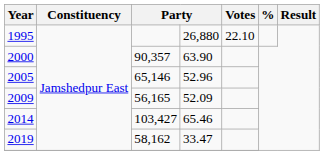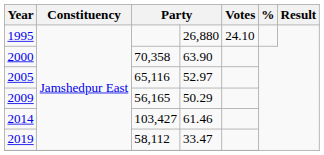(240, 35) 22.10 -> (240, 35) 24.10
(152, 56) 90,357 -> (152, 56) 70,358
(152, 77) 65,146 -> (152, 77) 65,116
(198, 77) 52.96 -> (198, 77) 52.97
(198, 98) 52.09 -> (198, 98) 50.29
(198, 118) 65.46 -> (198, 118) 61.46
(152, 139) 58,162 -> (152, 139) 58,112
